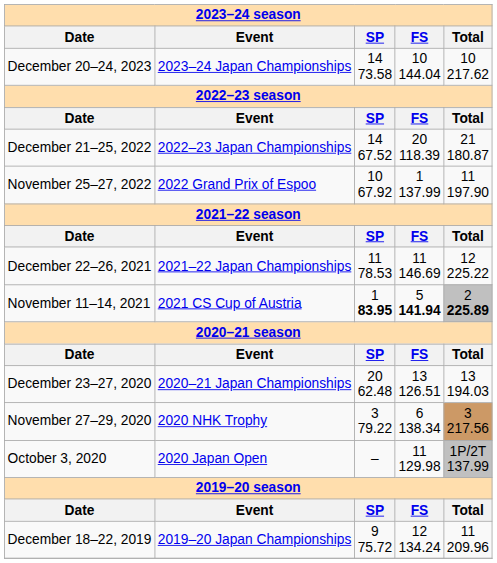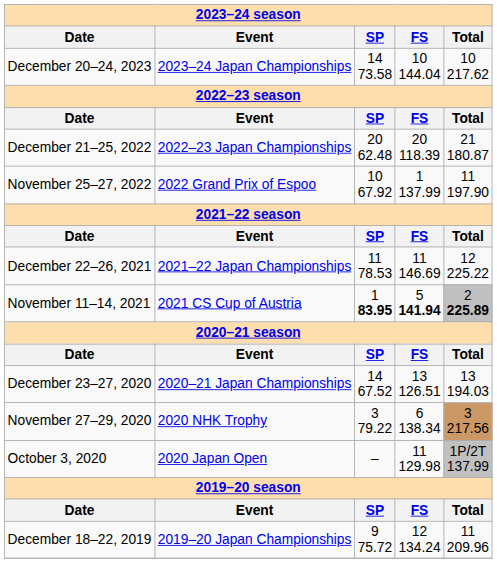(375, 147) 14 67.52 -> (375, 147) 20 62.48
(375, 384) 20 62.48 -> (375, 384) 14 67.52
